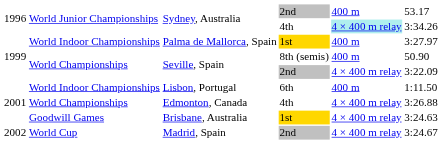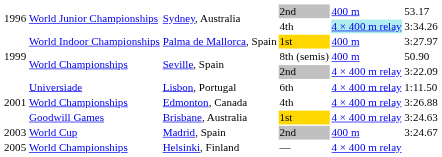(94, 87) World Indoor Championships -> (56, 87) Universiade
(346, 87) 400 m -> (367, 87) 4 × 400 m relay
(15, 132) 2002 -> (15, 132) 2003
(367, 132) 4 × 400 m relay -> (346, 132) 400 m
+ row: (201, 148)
